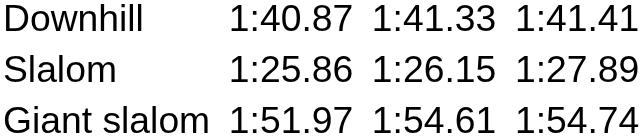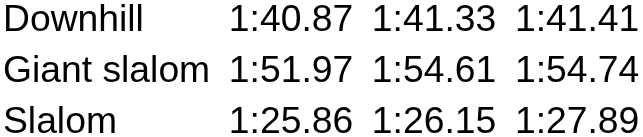rows swapped: (107, 120) <-> (60, 69)
